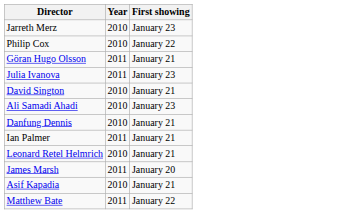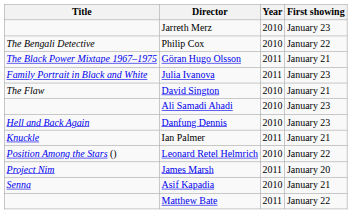+ column: (82, 12)
(154, 122) January 21 -> (309, 122) January 23
(154, 153) January 21 -> (309, 153) January 22
